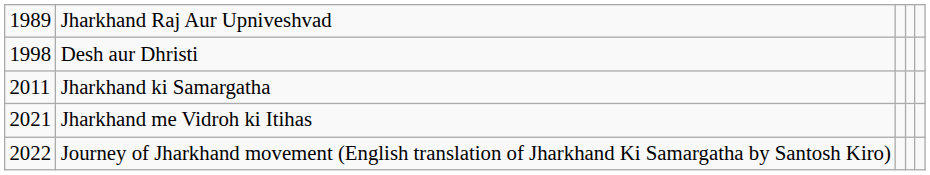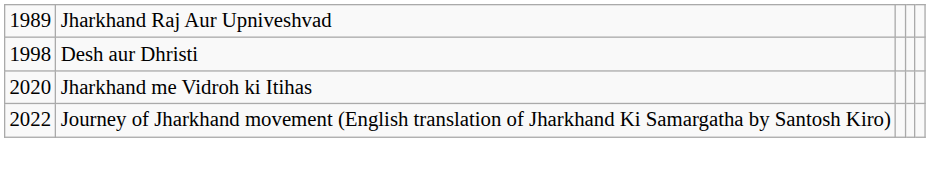- row: (166, 86)
(30, 119) 2021 -> (30, 86) 2020
